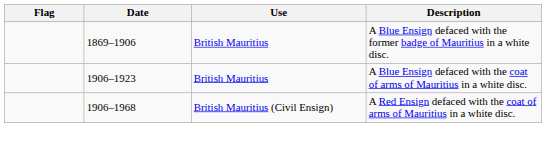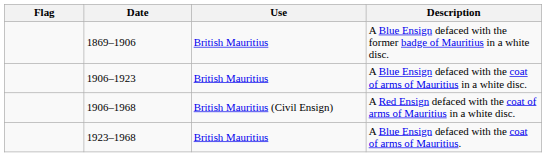+ row: (448, 137)
